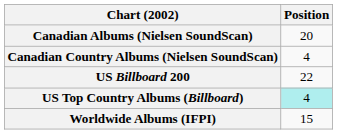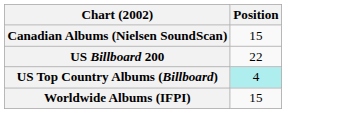(307, 35) 20 -> (256, 35) 15
- row: (143, 56)
